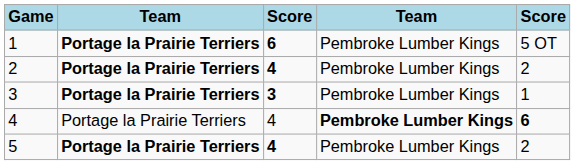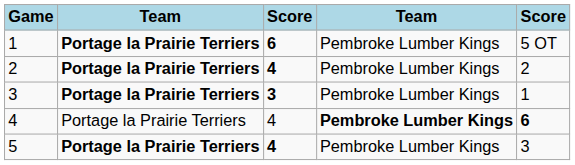(525, 146) 2 -> (525, 146) 3
